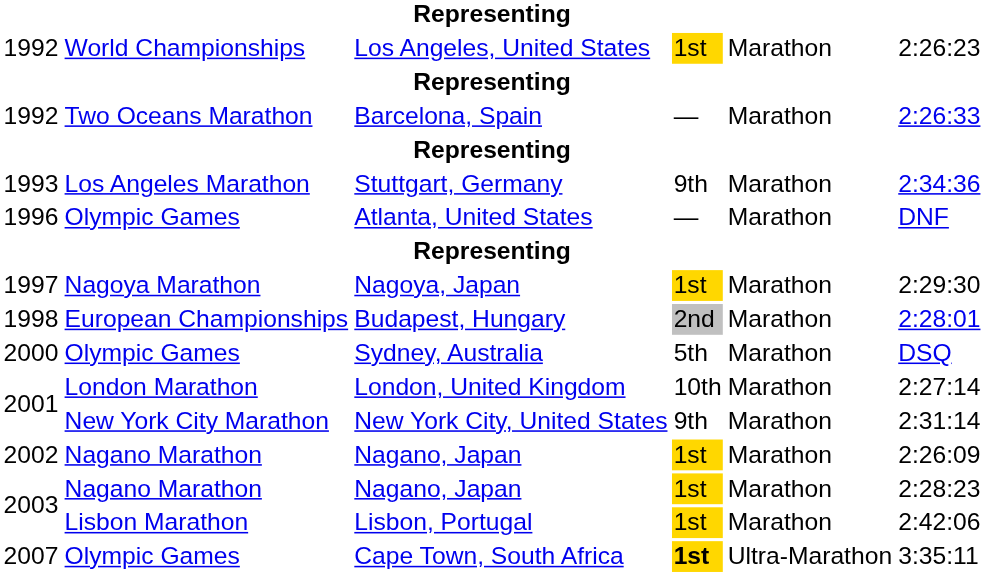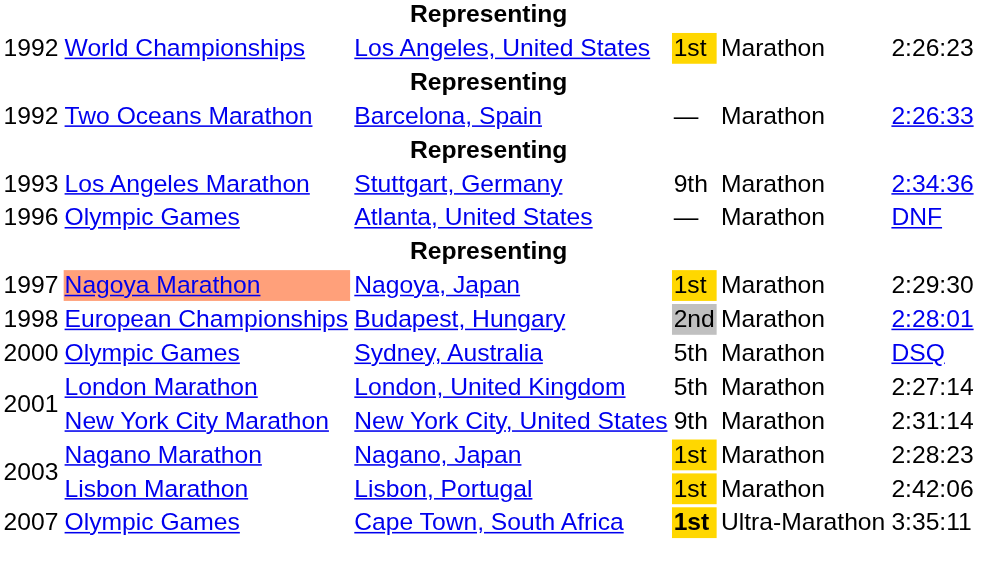(163, 285) no background -> (163, 285) lightsalmon background
(698, 386) 10th -> (691, 386) 5th
- row: (31, 454)
